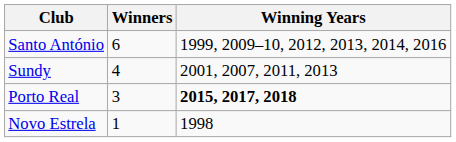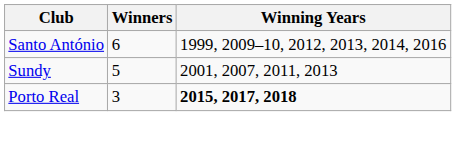(116, 70) 4 -> (116, 70) 5
- row: (52, 123)
